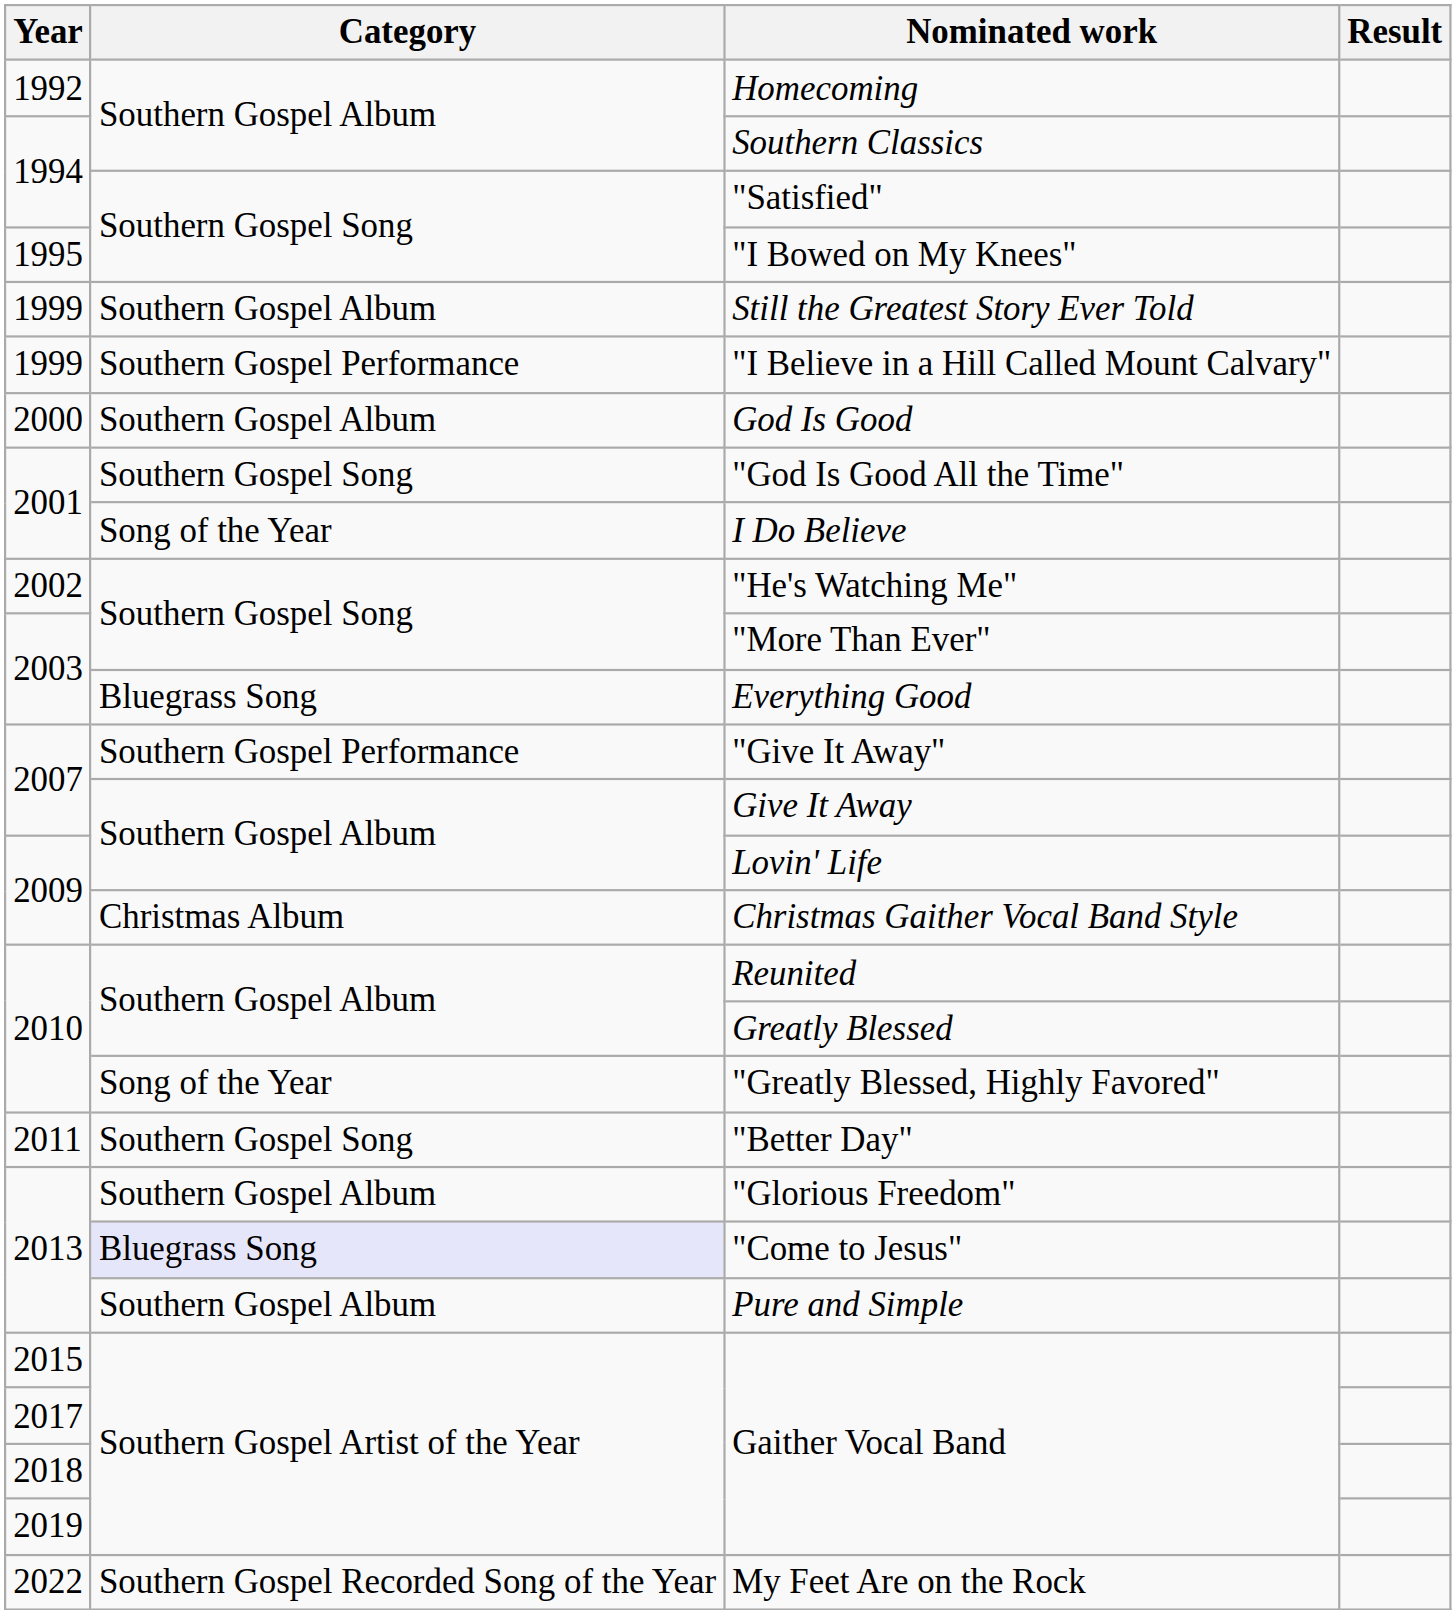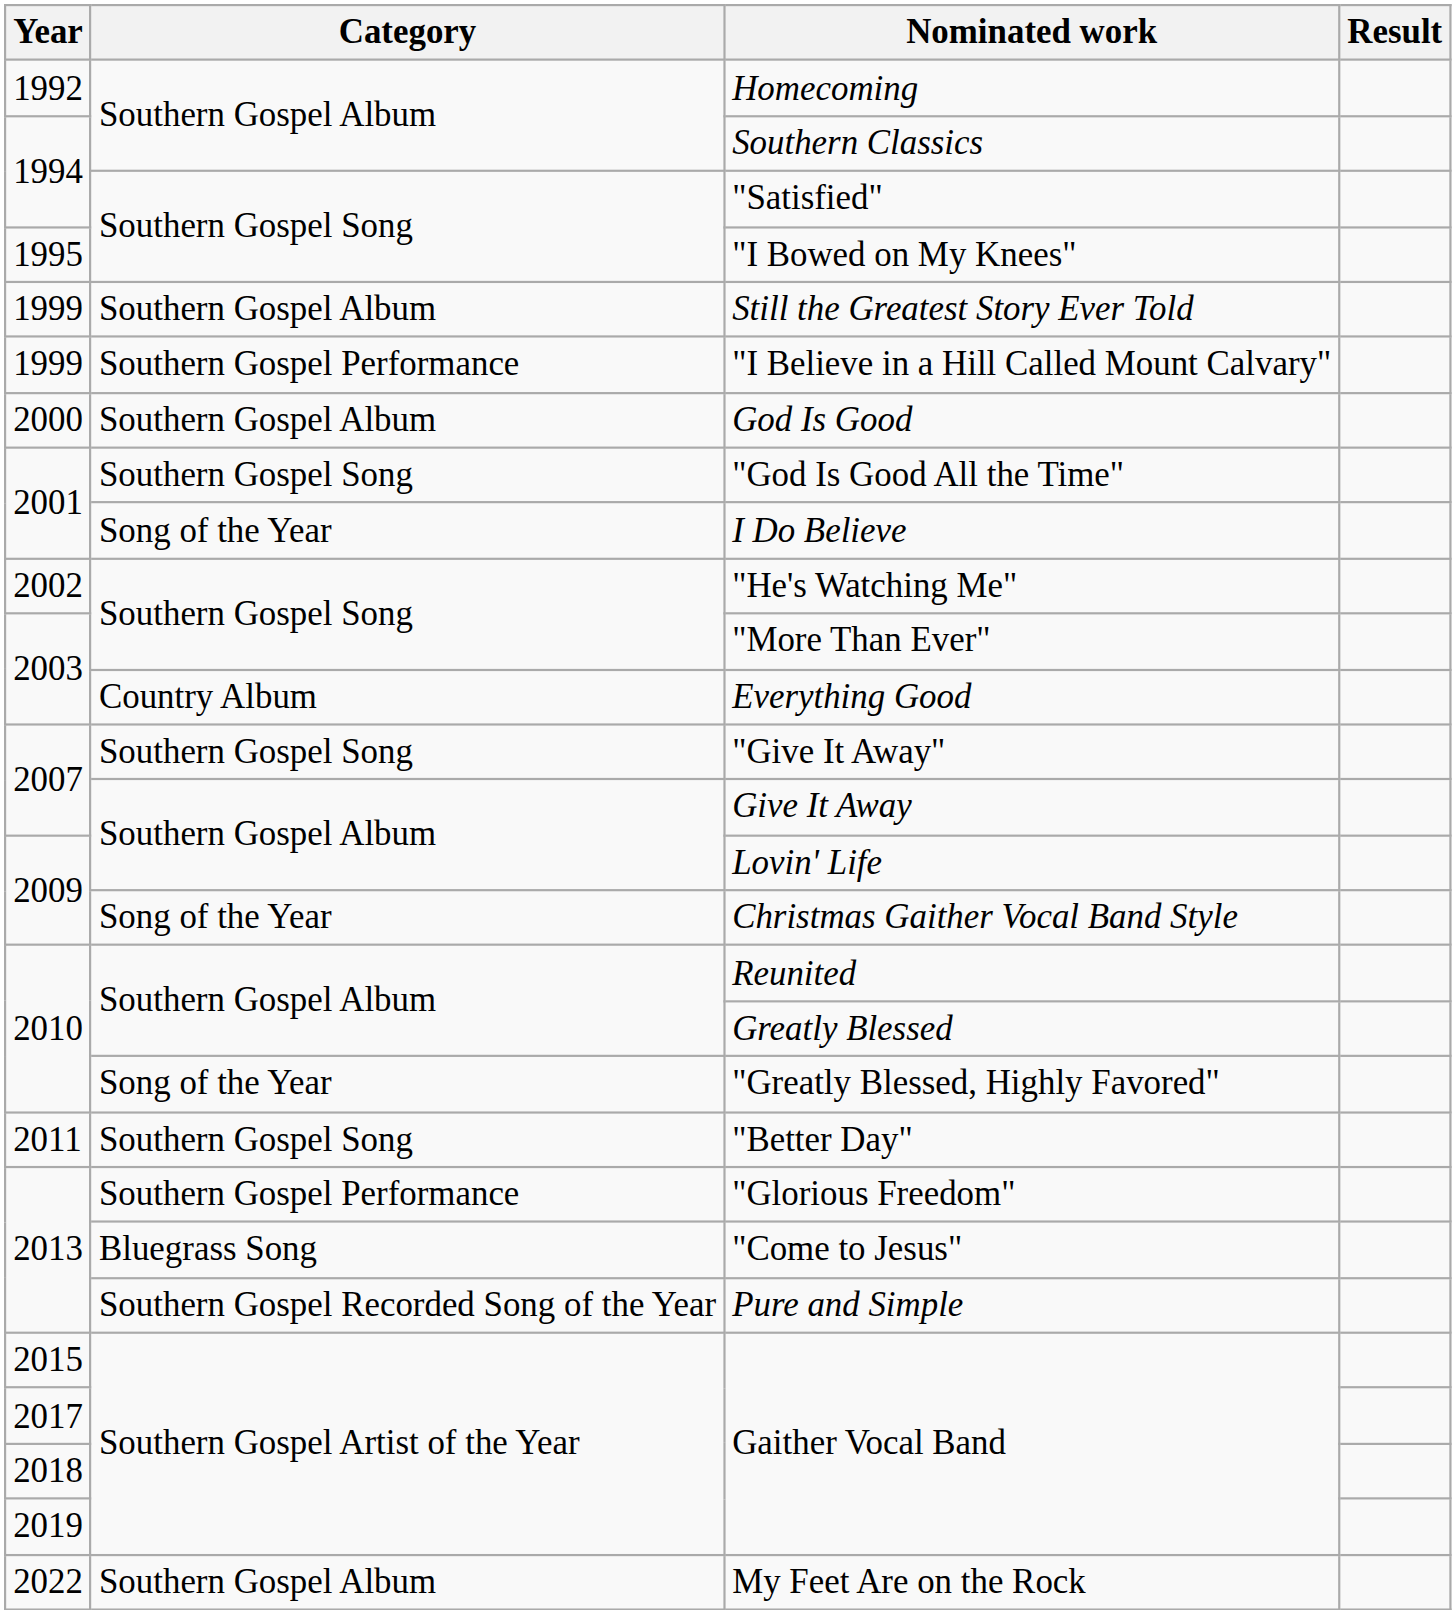(208, 695) Bluegrass Song -> (208, 695) Country Album
(309, 751) Southern Gospel Performance -> (256, 751) Southern Gospel Song
(222, 917) Christmas Album -> (215, 917) Song of the Year
(268, 1193) Southern Gospel Album -> (309, 1193) Southern Gospel Performance
(208, 1249) lavender background -> (208, 1249) no background
(268, 1304) Southern Gospel Album -> (408, 1304) Southern Gospel Recorded Song of the Year
(408, 1581) Southern Gospel Recorded Song of the Year -> (268, 1581) Southern Gospel Album
